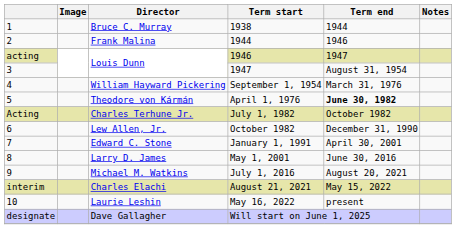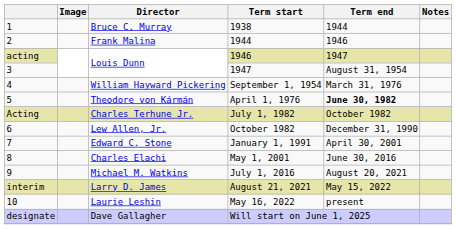(128, 158) Larry D. James -> (128, 158) Charles Elachi
(128, 187) Charles Elachi -> (128, 187) Larry D. James
